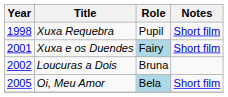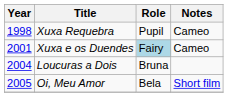(197, 31) Short film -> (191, 31) Cameo
(197, 49) Short film -> (191, 49) Cameo
(19, 66) 2002 -> (19, 66) 2004
(150, 84) lightblue background -> (150, 84) no background
